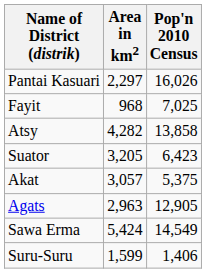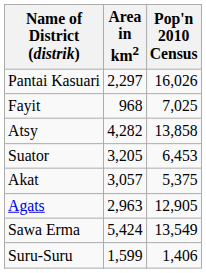(180, 155) 6,423 -> (180, 155) 6,453
(176, 230) 14,549 -> (176, 230) 13,549
